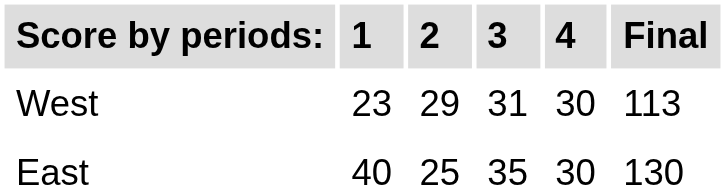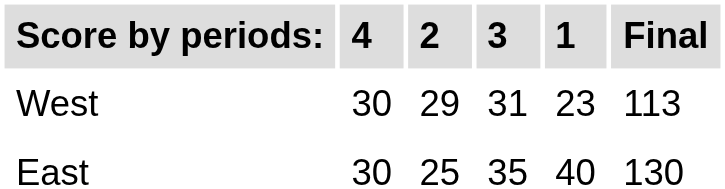columns swapped: (362, 35) <-> (565, 35)
